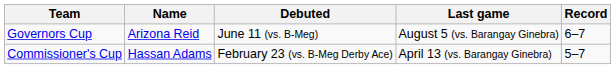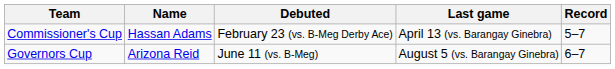rows swapped: (65, 53) <-> (50, 34)
